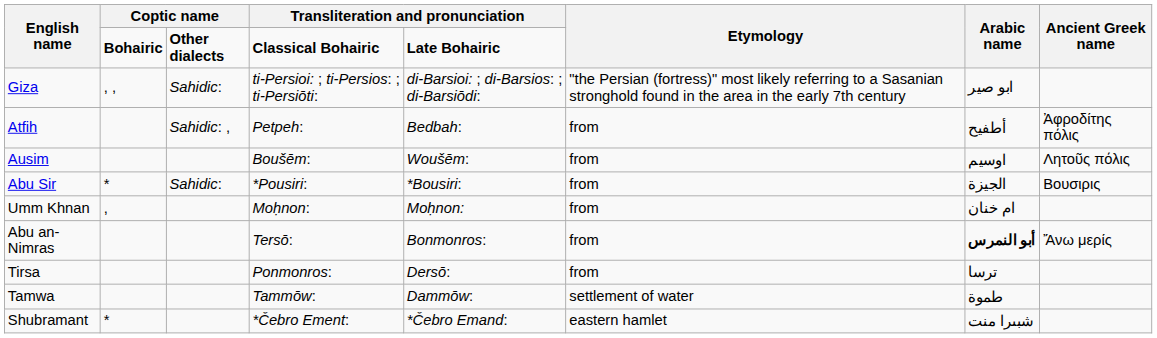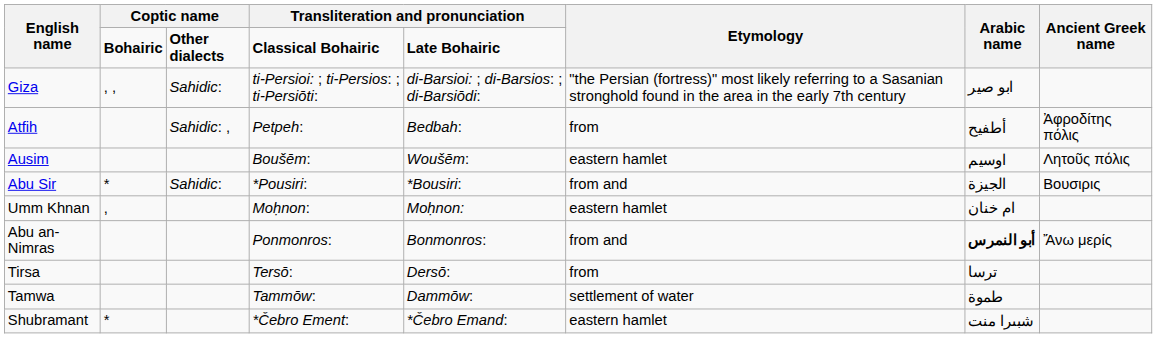(584, 159) from -> (618, 159) eastern hamlet
(584, 183) from -> (598, 183) from and
(584, 208) from -> (618, 208) eastern hamlet
(273, 240) Tersō: -> (292, 240) Ponmonros:
(584, 240) from -> (598, 240) from and
(292, 272) Ponmonros: -> (273, 272) Tersō:
